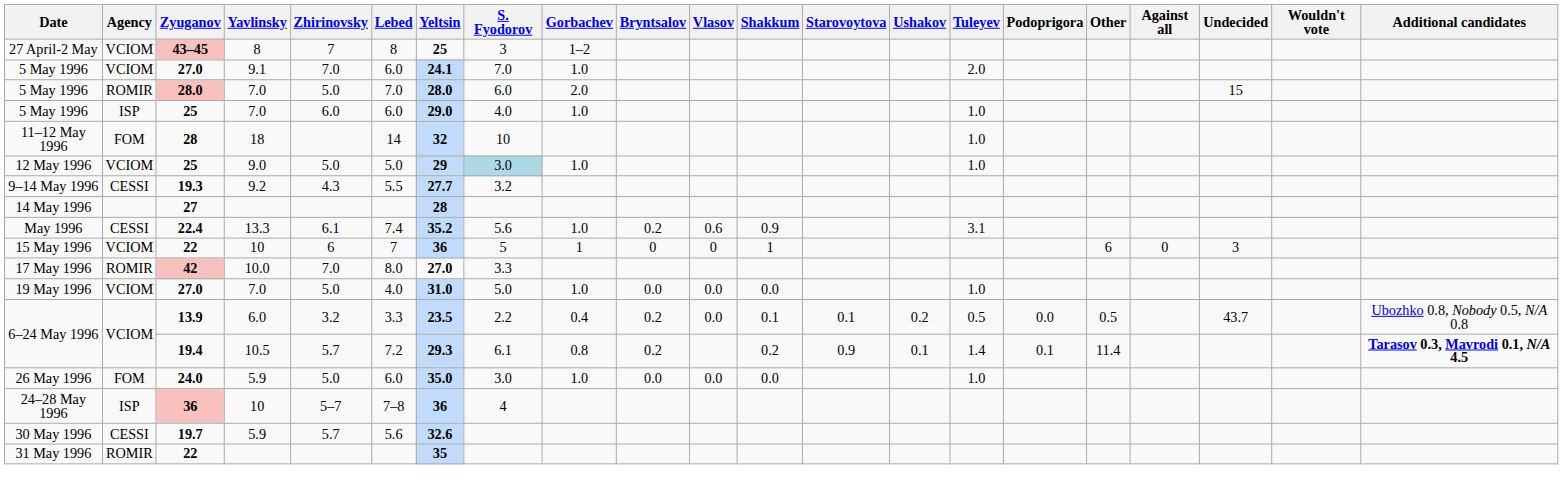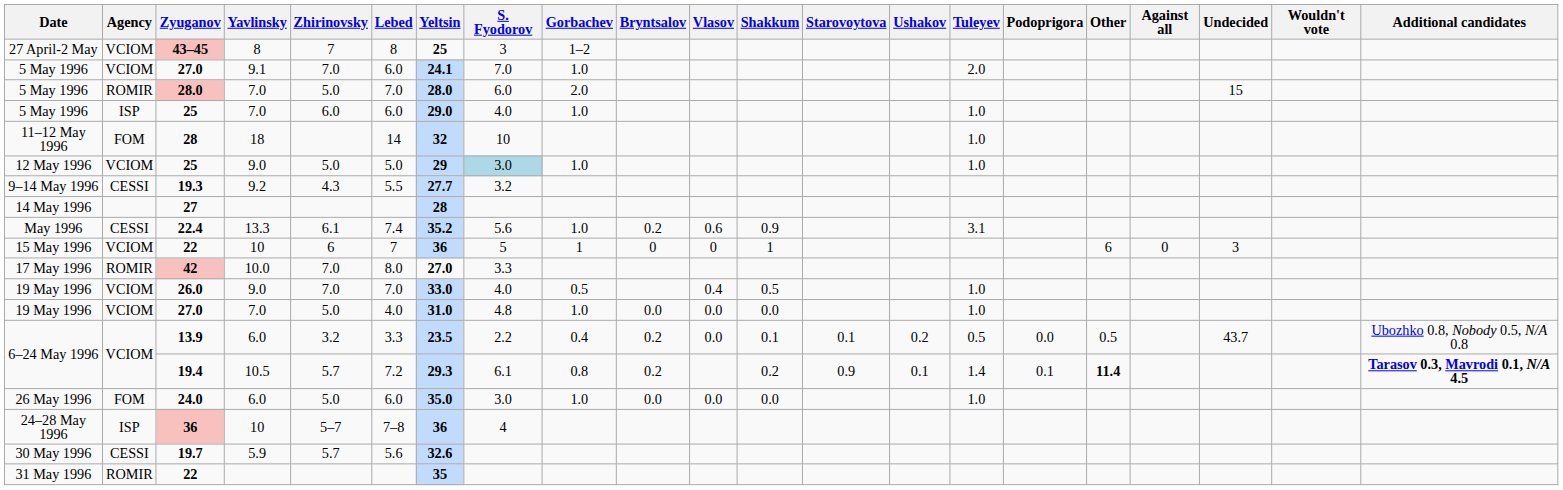+ row: (53, 289)
(503, 289) 5.0 -> (503, 310) 4.8
(1108, 351) normal -> (1108, 372) bold
(257, 379) 5.9 -> (257, 399) 6.0
